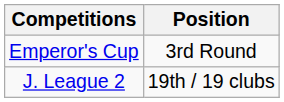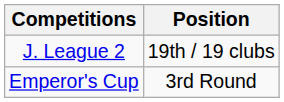rows swapped: (74, 81) <-> (74, 50)
